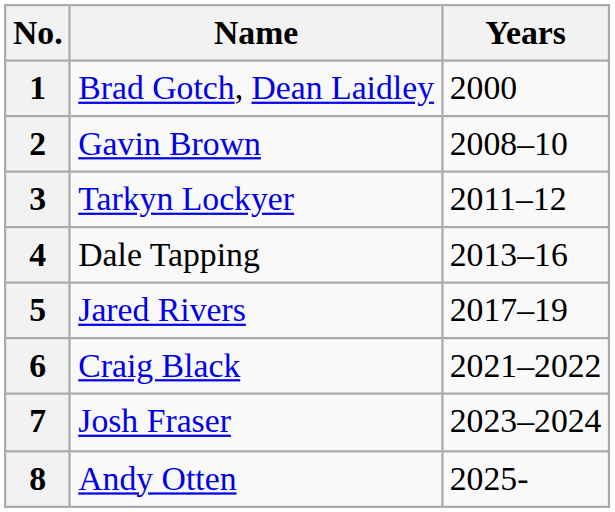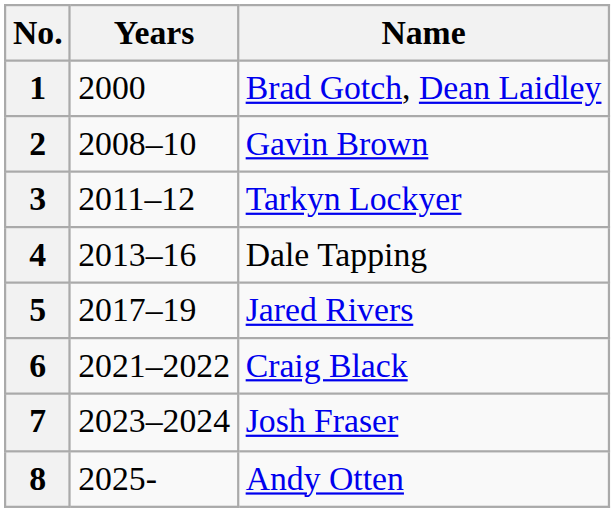columns swapped: (256, 32) <-> (526, 32)
